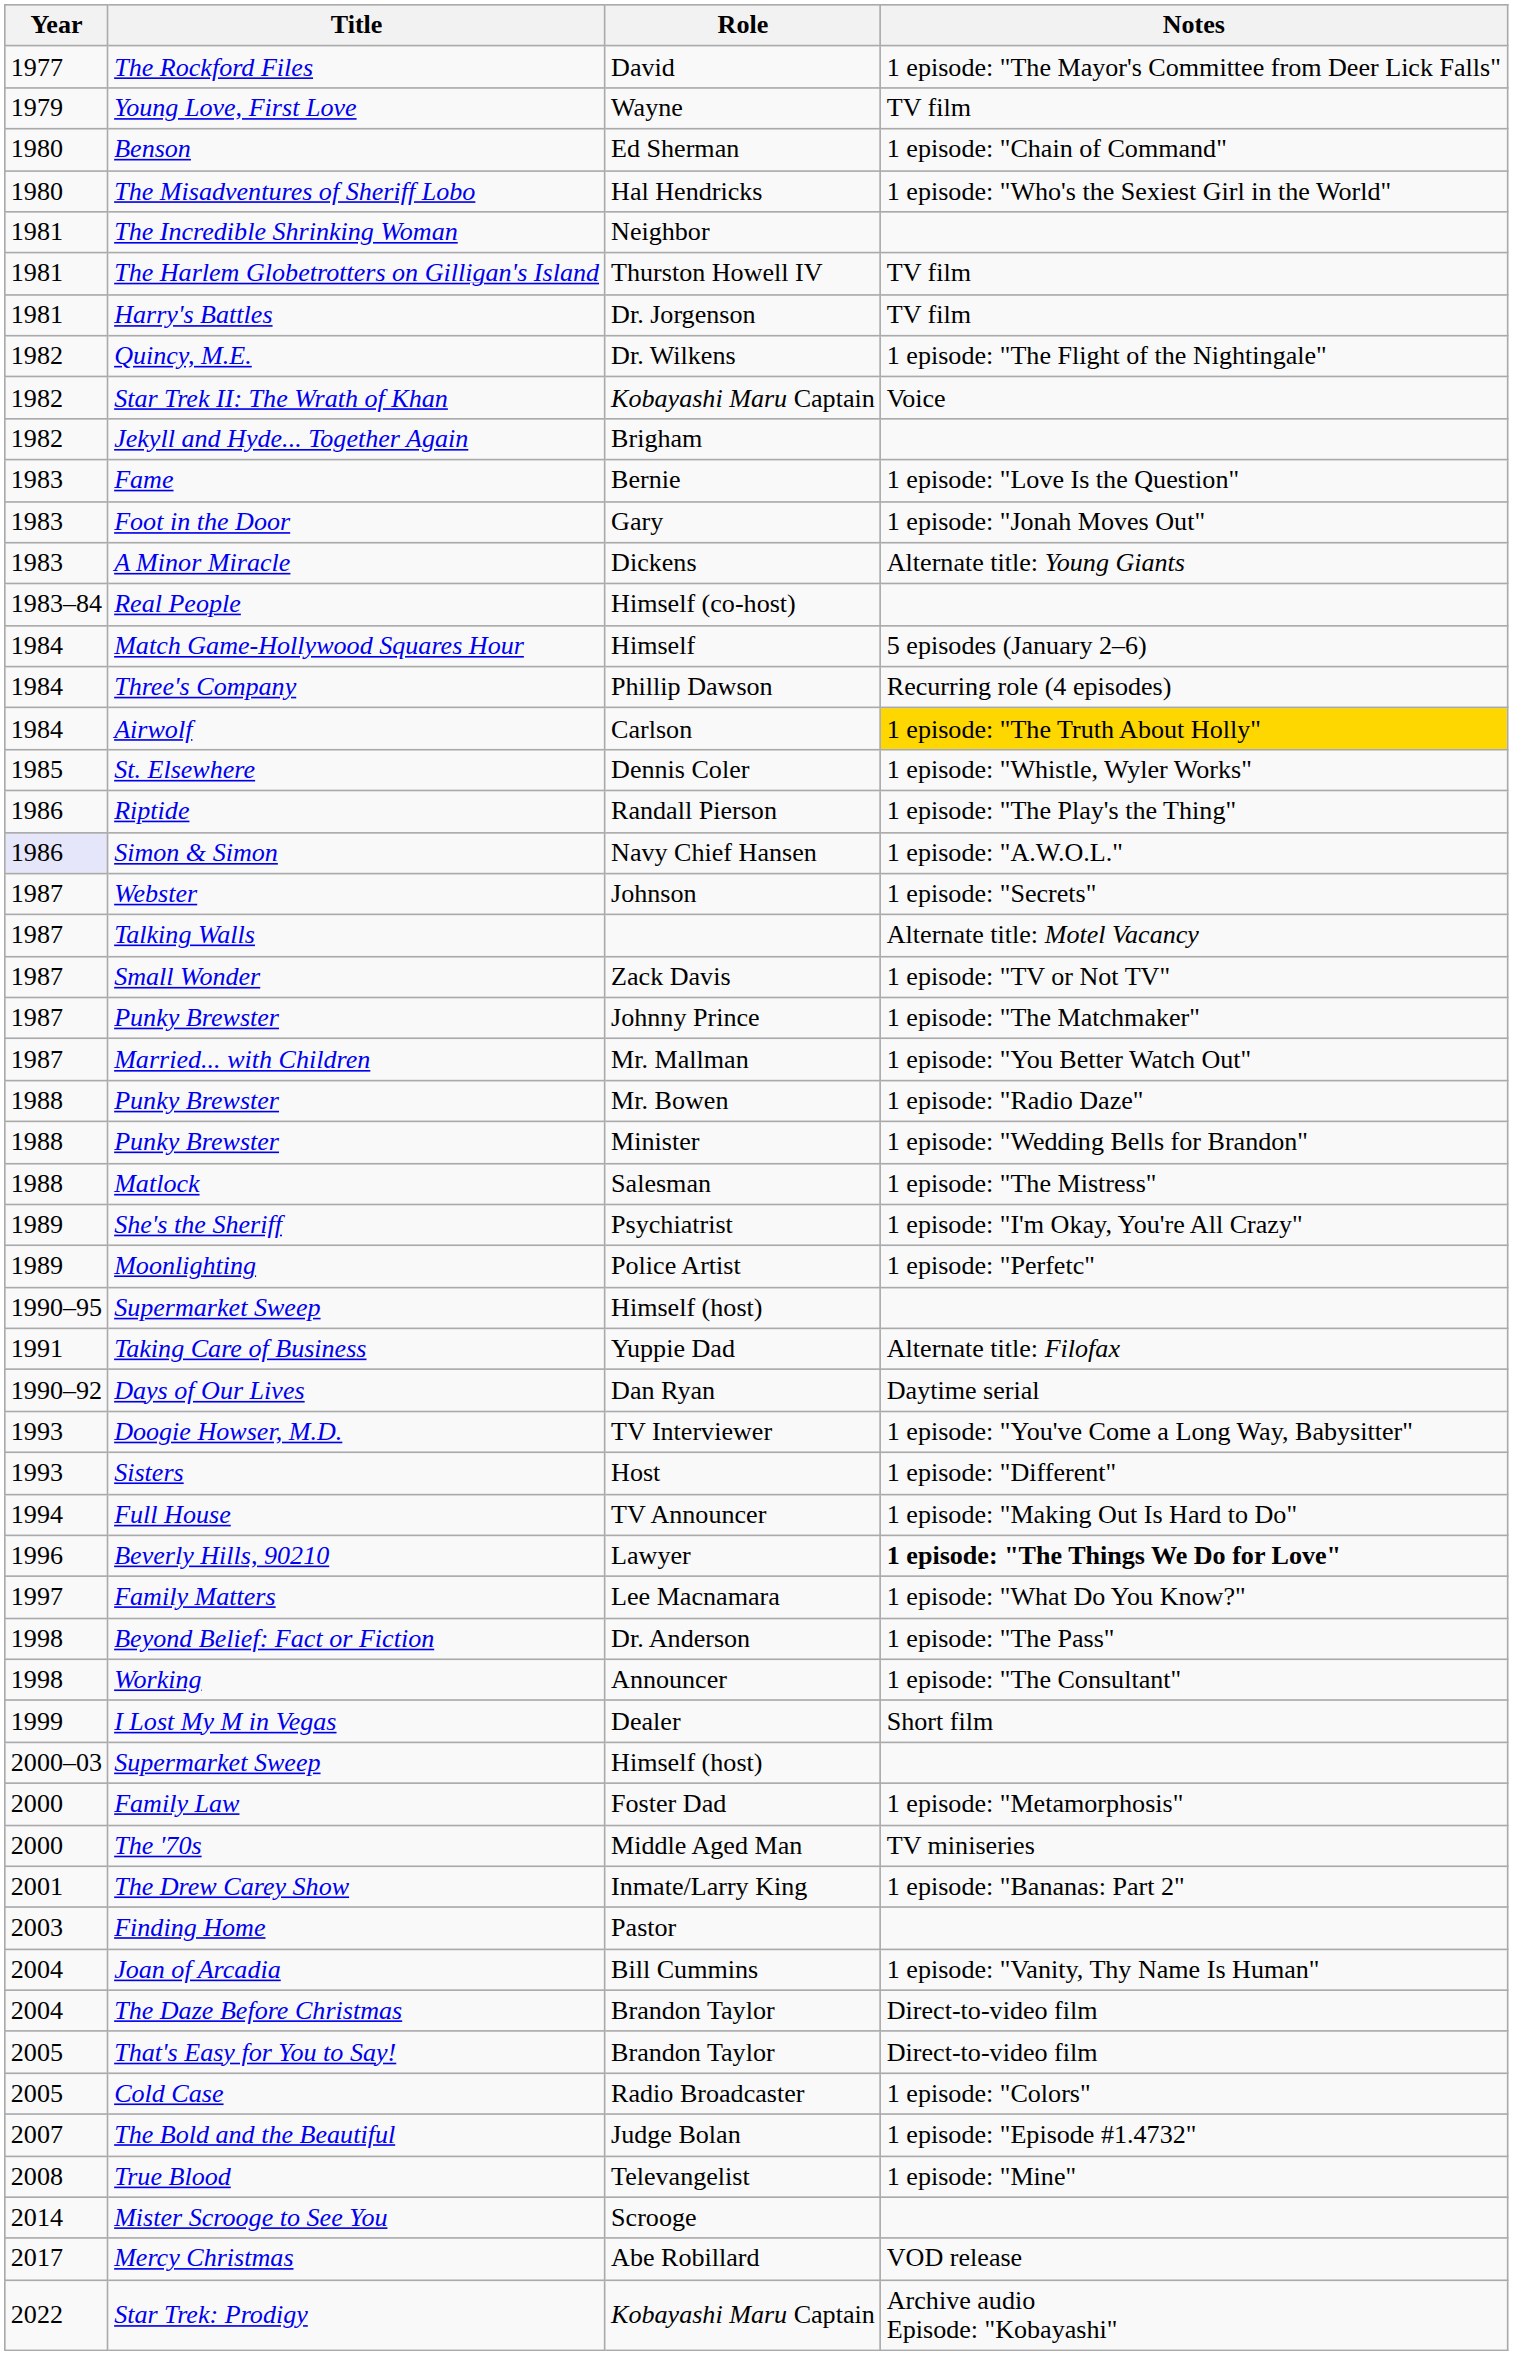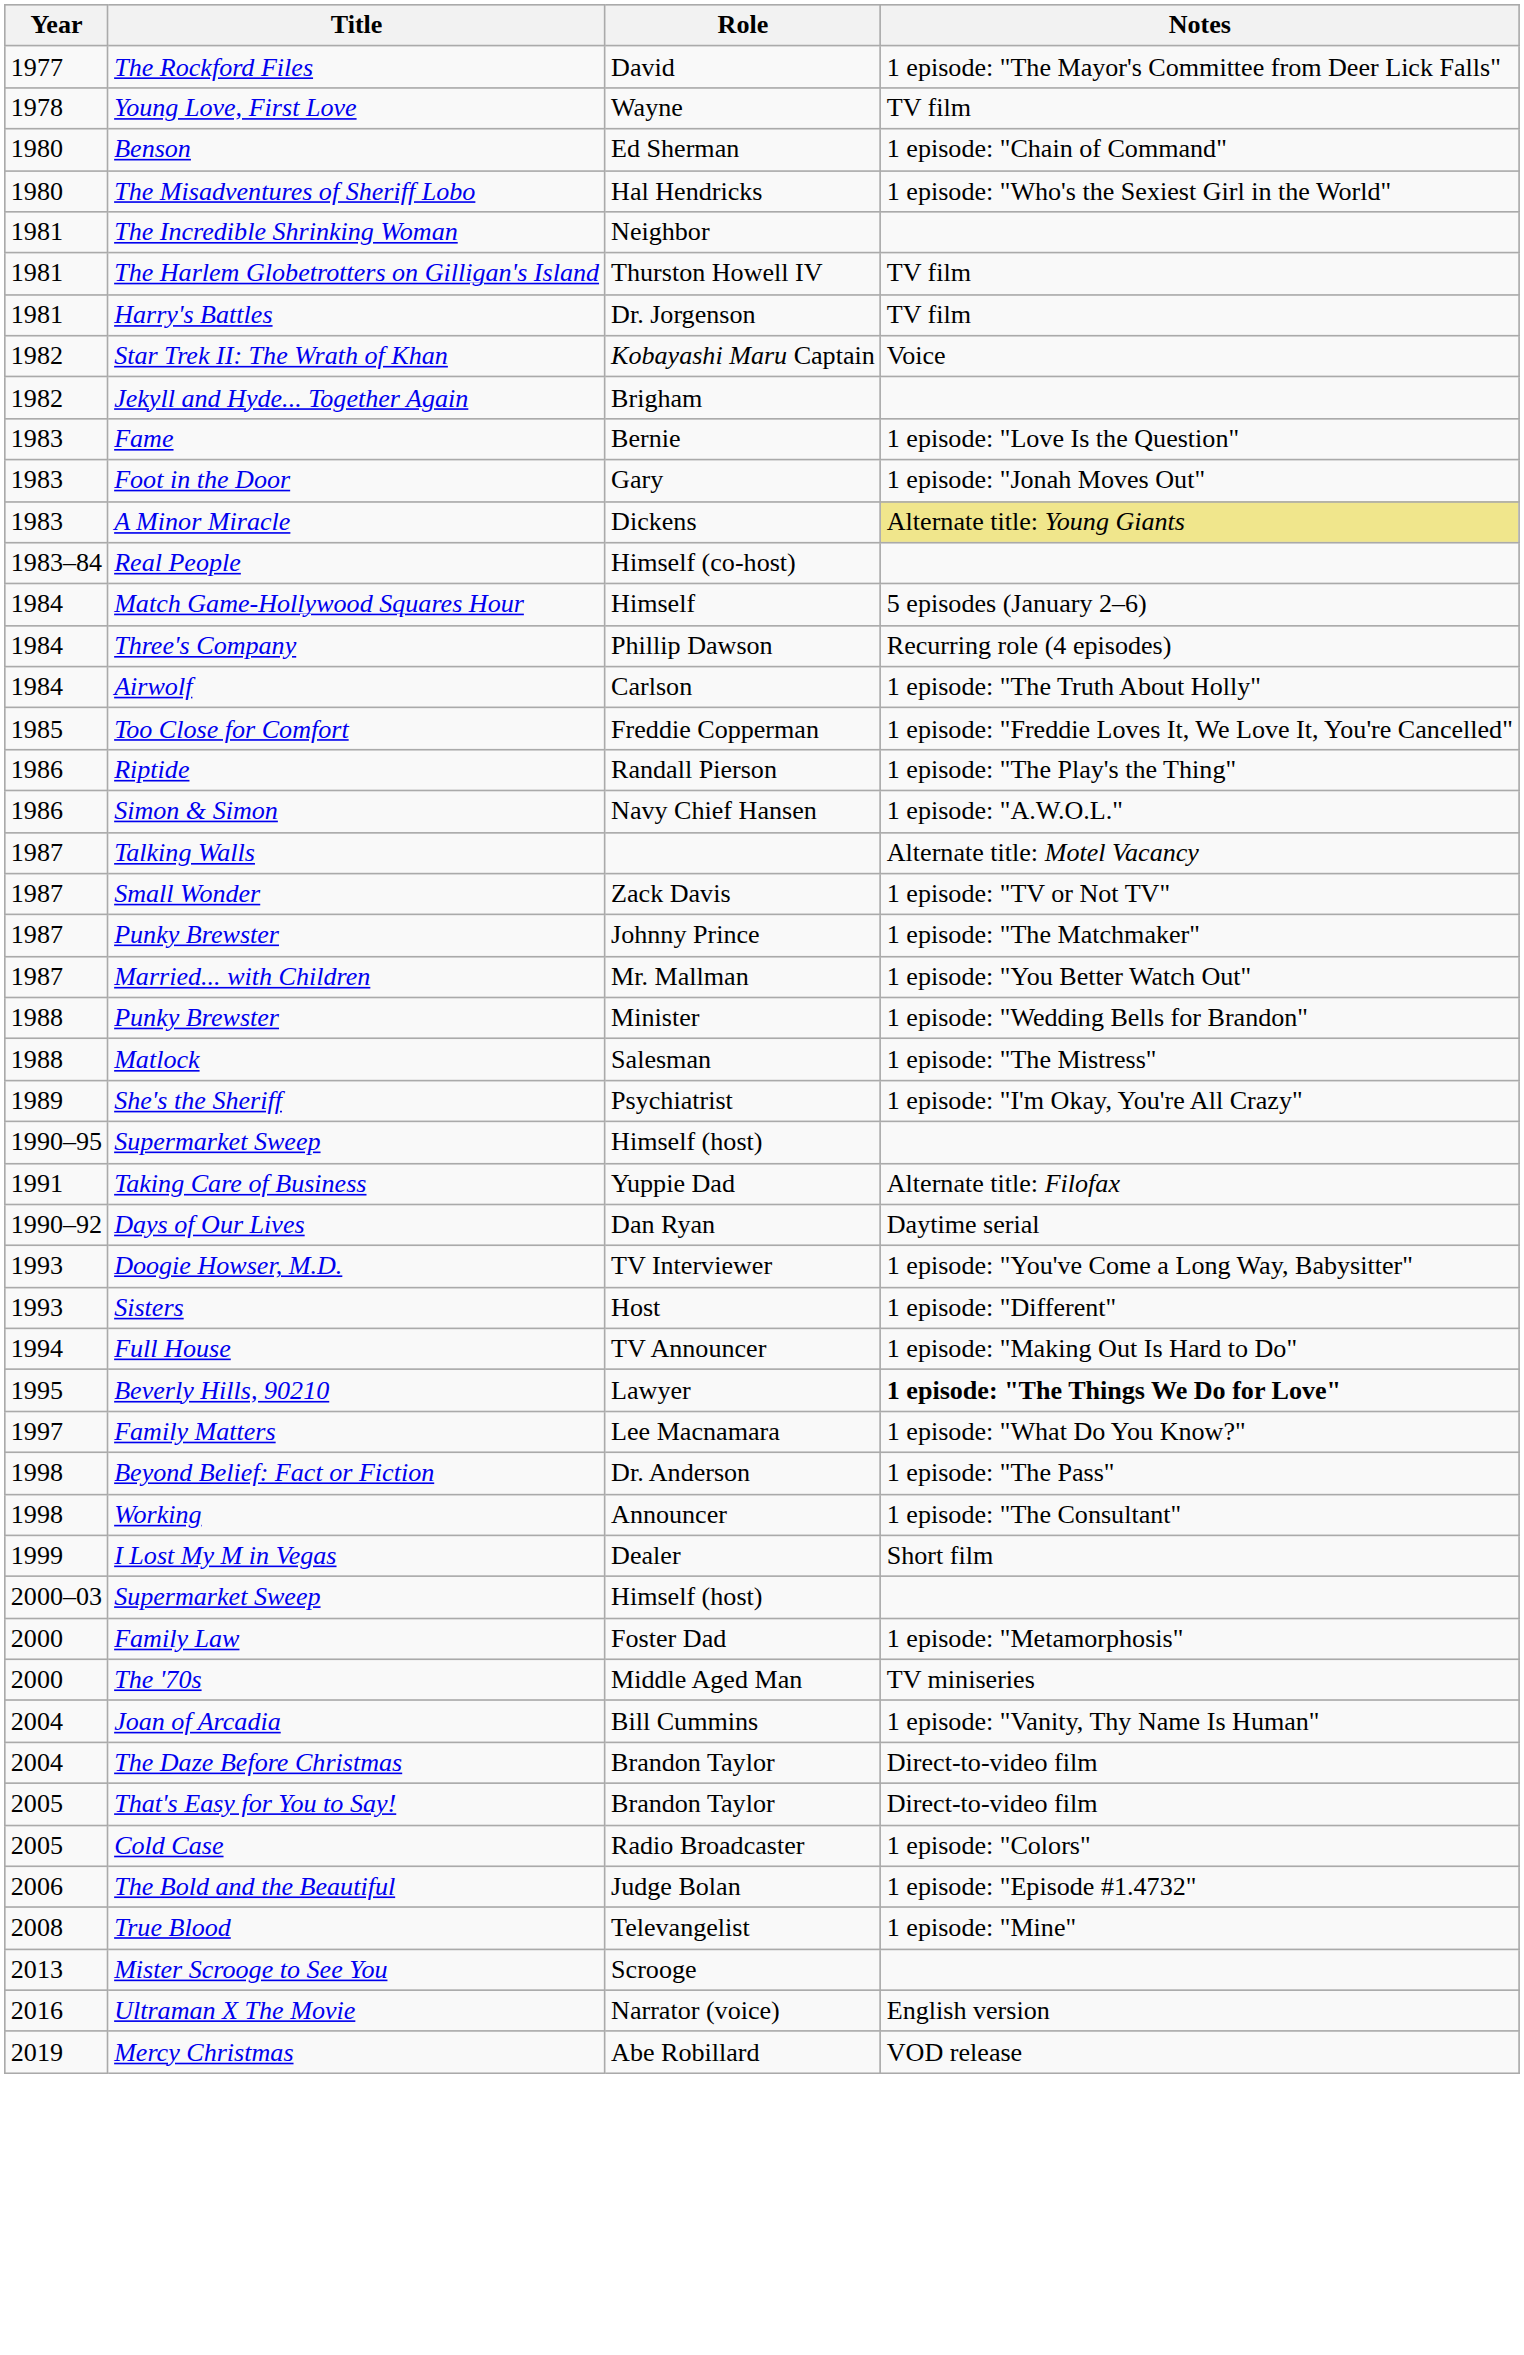(37, 107) 1979 -> (37, 107) 1978
- row: (183, 356)
(1036, 562) no background -> (1036, 521) khaki background
(1074, 728) gold background -> (1074, 686) no background
- row: (185, 769)
+ row: (231, 728)
(37, 852) lavender background -> (37, 811) no background
- row: (156, 893)
- row: (197, 1100)
- row: (185, 1266)
(37, 1555) 1996 -> (37, 1390) 1995
- row: (232, 1886)
- row: (190, 1927)
(37, 2134) 2007 -> (37, 1886) 2006
(37, 2217) 2014 -> (37, 1969) 2013
+ row: (235, 2010)
(37, 2258) 2017 -> (37, 2051) 2019
- row: (211, 2314)
